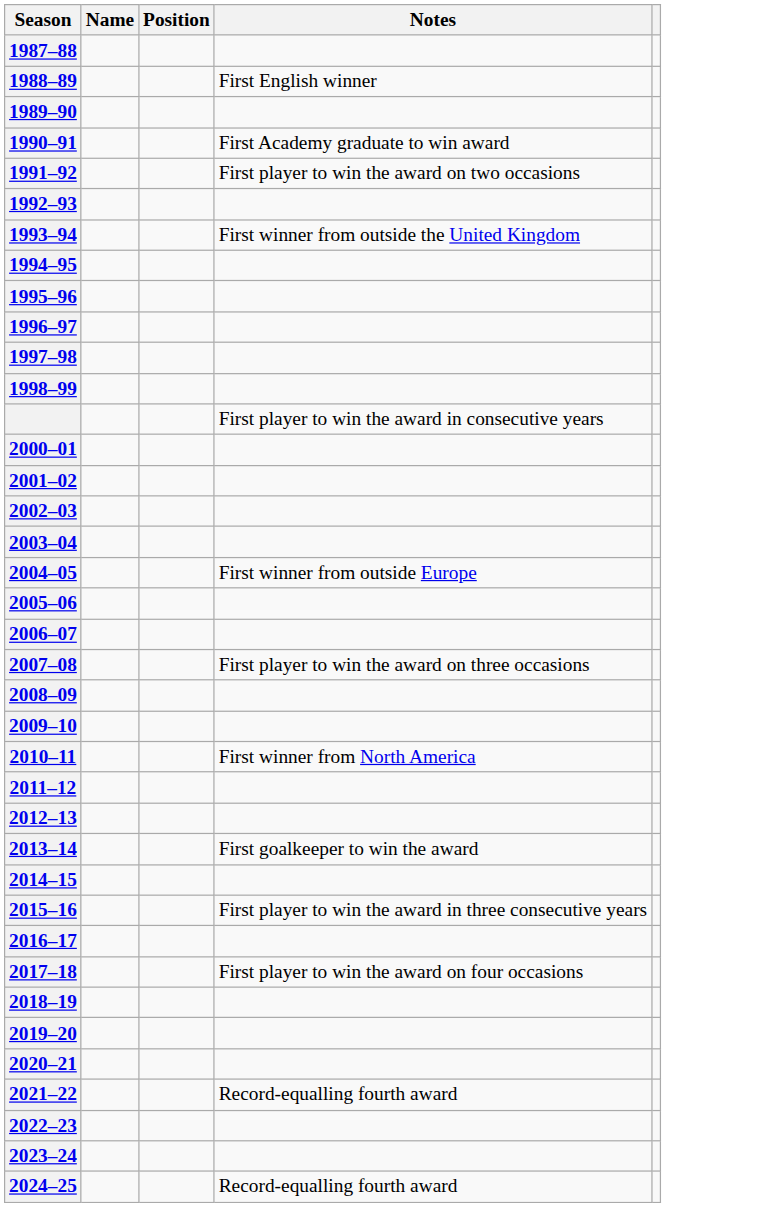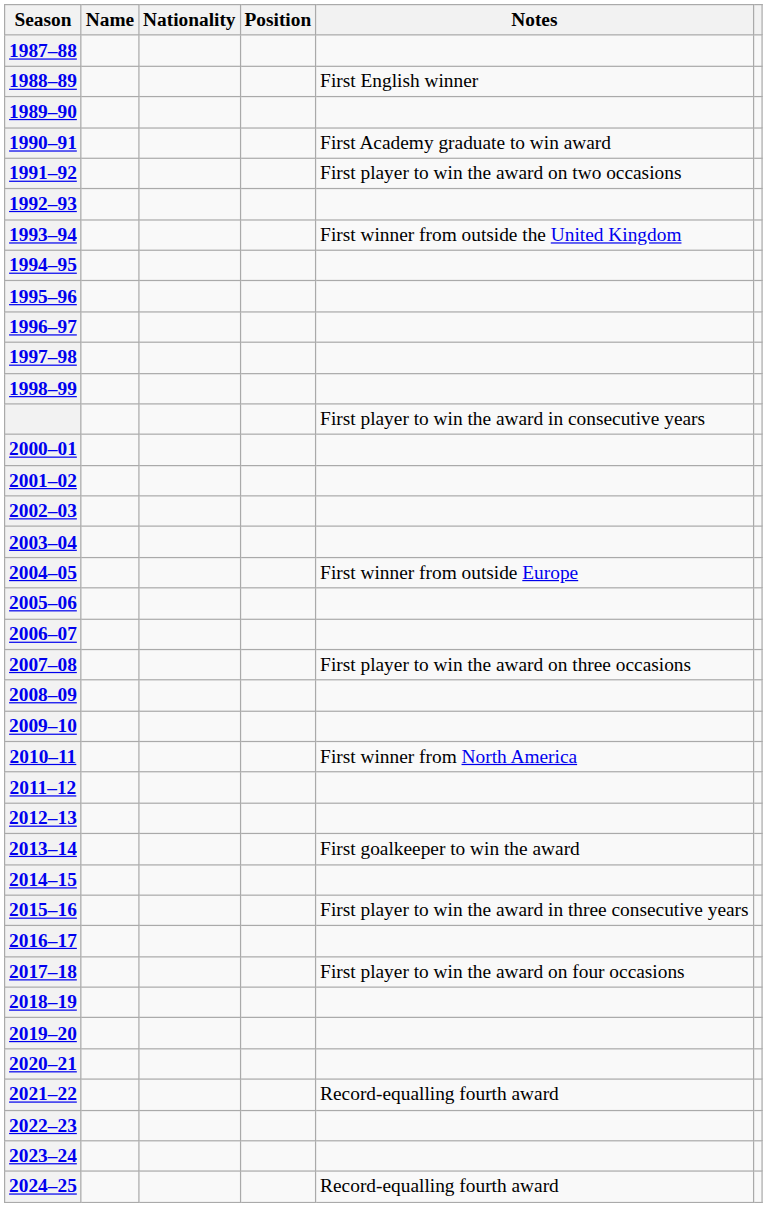+ column: (189, 19)
